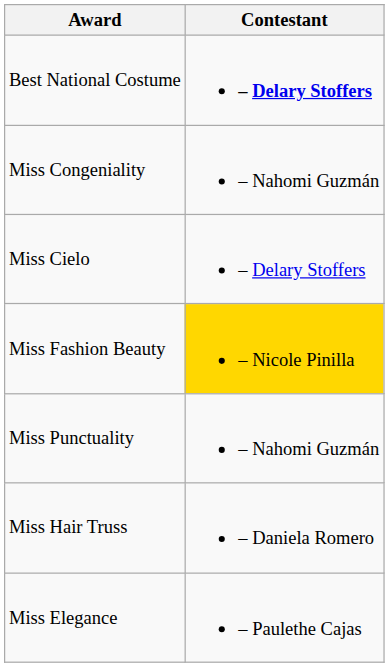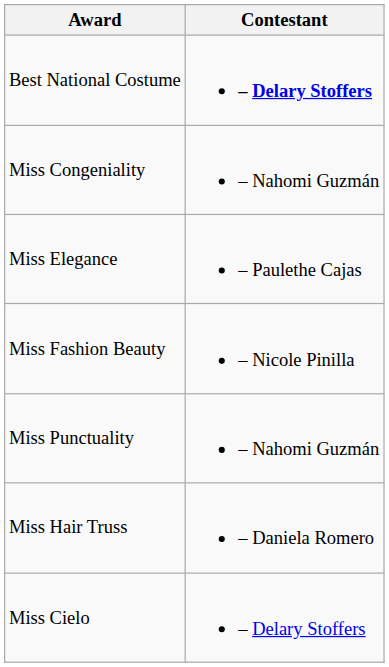rows swapped: (49, 259) <-> (63, 617)
(284, 360) gold background -> (284, 360) no background
